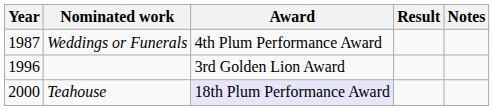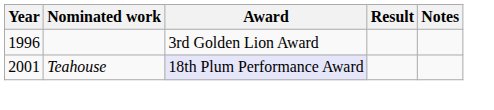- row: (117, 42)
(24, 92) 2000 -> (24, 67) 2001
